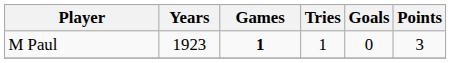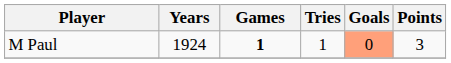(189, 44) 1923 -> (189, 44) 1924
(369, 44) no background -> (369, 44) lightsalmon background
